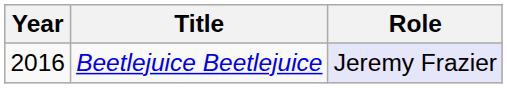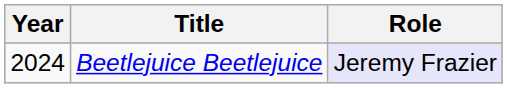(38, 62) 2016 -> (38, 62) 2024
